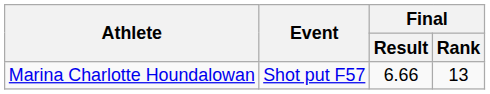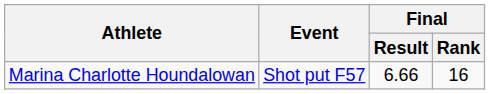(458, 76) 13 -> (458, 76) 16
